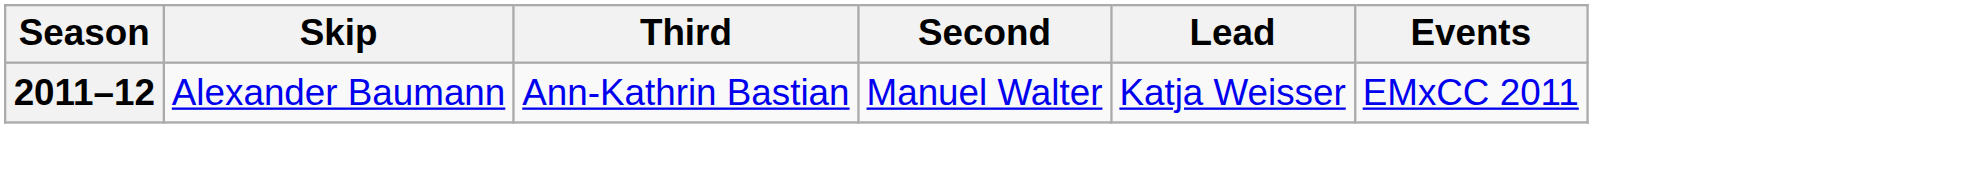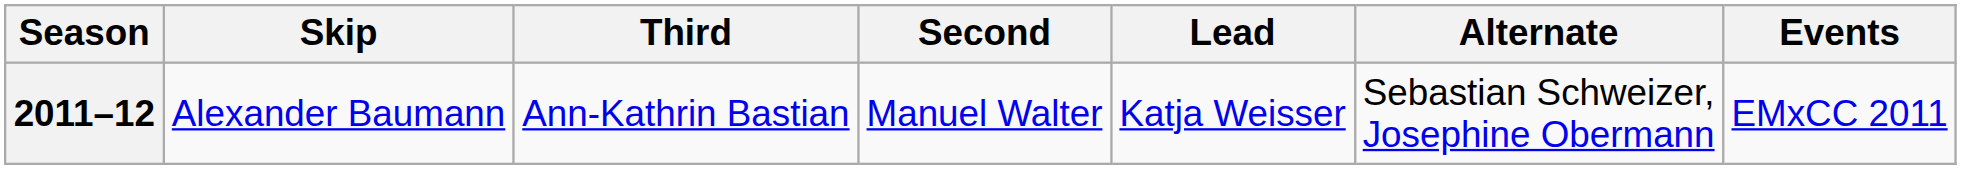+ column: (1539, 33)
